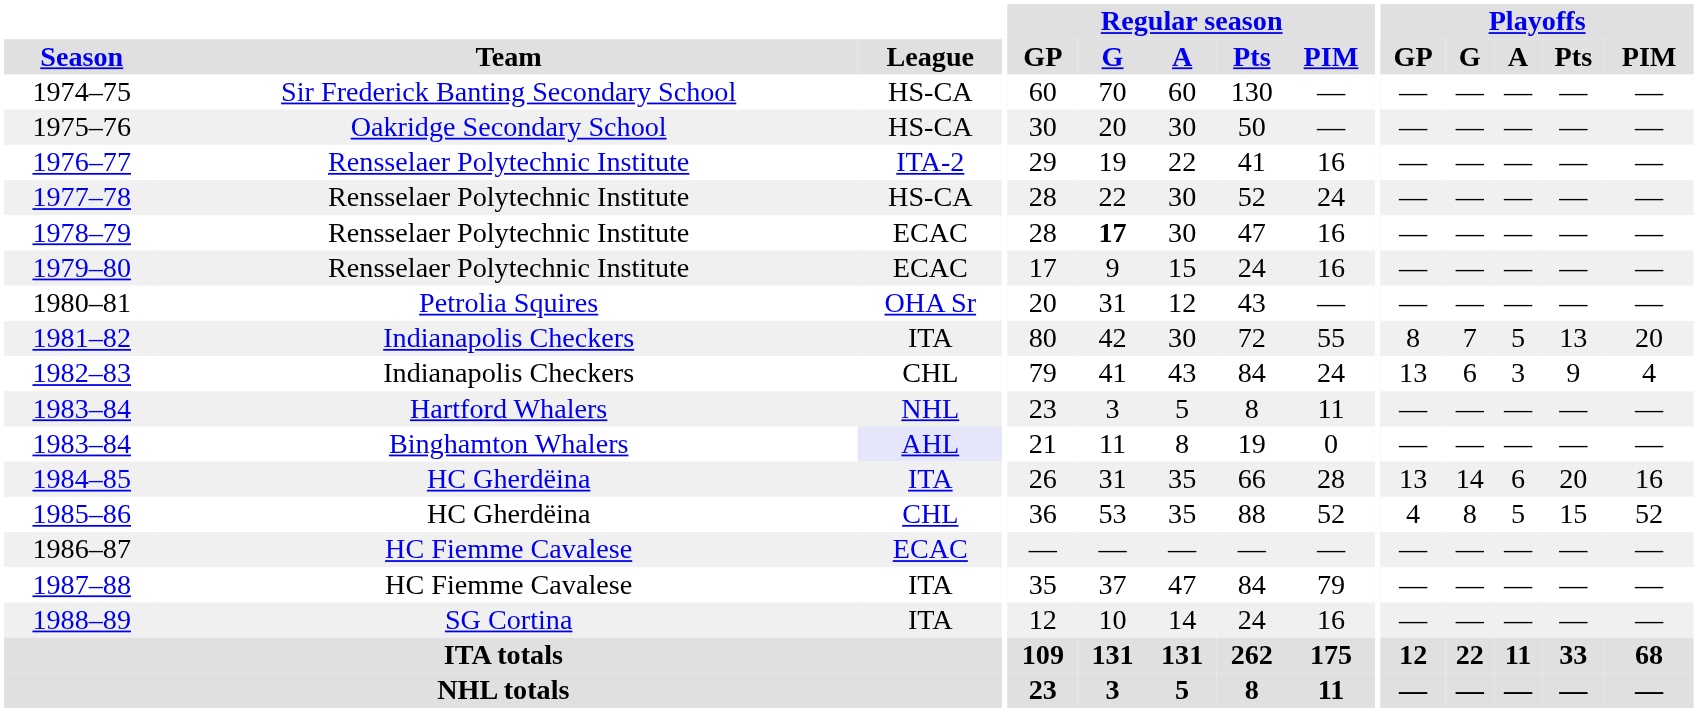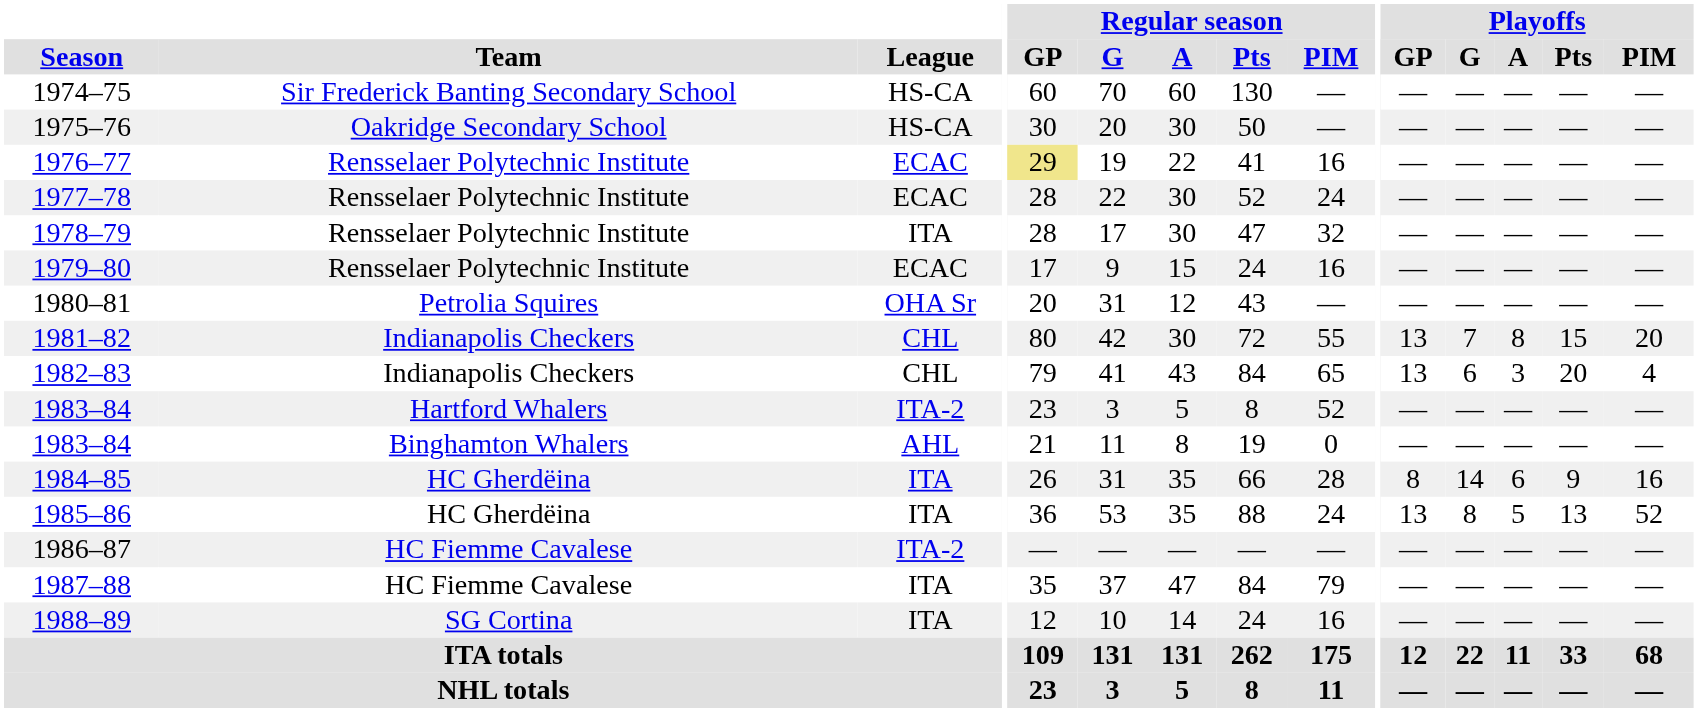(930, 162) ITA-2 -> (930, 162) ECAC
(1043, 162) no background -> (1043, 162) khaki background
(930, 197) HS-CA -> (930, 197) ECAC
(930, 232) ECAC -> (930, 232) ITA
(1112, 232) bold -> (1112, 232) normal
(1331, 232) 16 -> (1331, 232) 32
(930, 338) ITA -> (930, 338) CHL
(1413, 338) 8 -> (1413, 338) 13
(1518, 338) 5 -> (1518, 338) 8
(1573, 338) 13 -> (1573, 338) 15
(1331, 373) 24 -> (1331, 373) 65
(1573, 373) 9 -> (1573, 373) 20
(930, 408) NHL -> (930, 408) ITA-2
(1331, 408) 11 -> (1331, 408) 52
(930, 443) lavender background -> (930, 443) no background
(1413, 478) 13 -> (1413, 478) 8
(1573, 478) 20 -> (1573, 478) 9
(930, 514) CHL -> (930, 514) ITA
(1331, 514) 52 -> (1331, 514) 24
(1413, 514) 4 -> (1413, 514) 13
(1573, 514) 15 -> (1573, 514) 13
(930, 549) ECAC -> (930, 549) ITA-2
